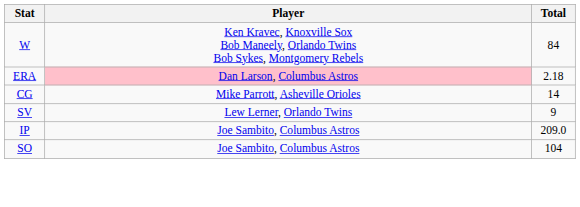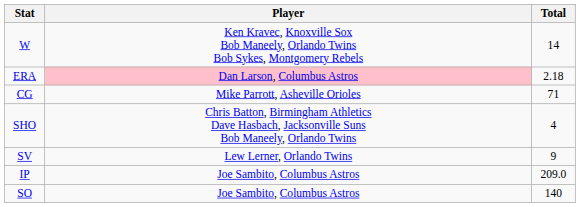(553, 44) 84 -> (553, 44) 14
(553, 94) 14 -> (553, 94) 71
+ row: (25, 125)
(553, 149) 104 -> (553, 193) 140
